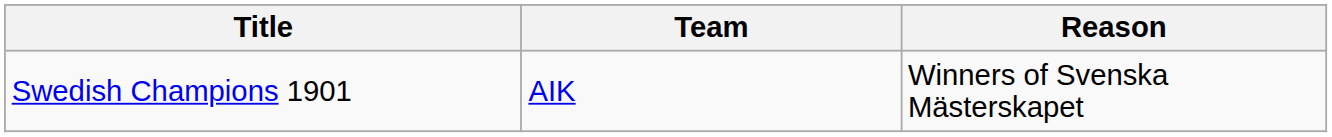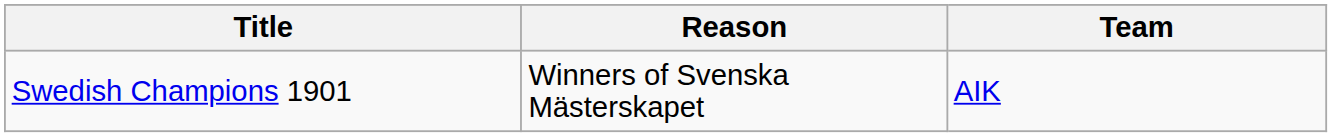columns swapped: (711, 27) <-> (1114, 27)
